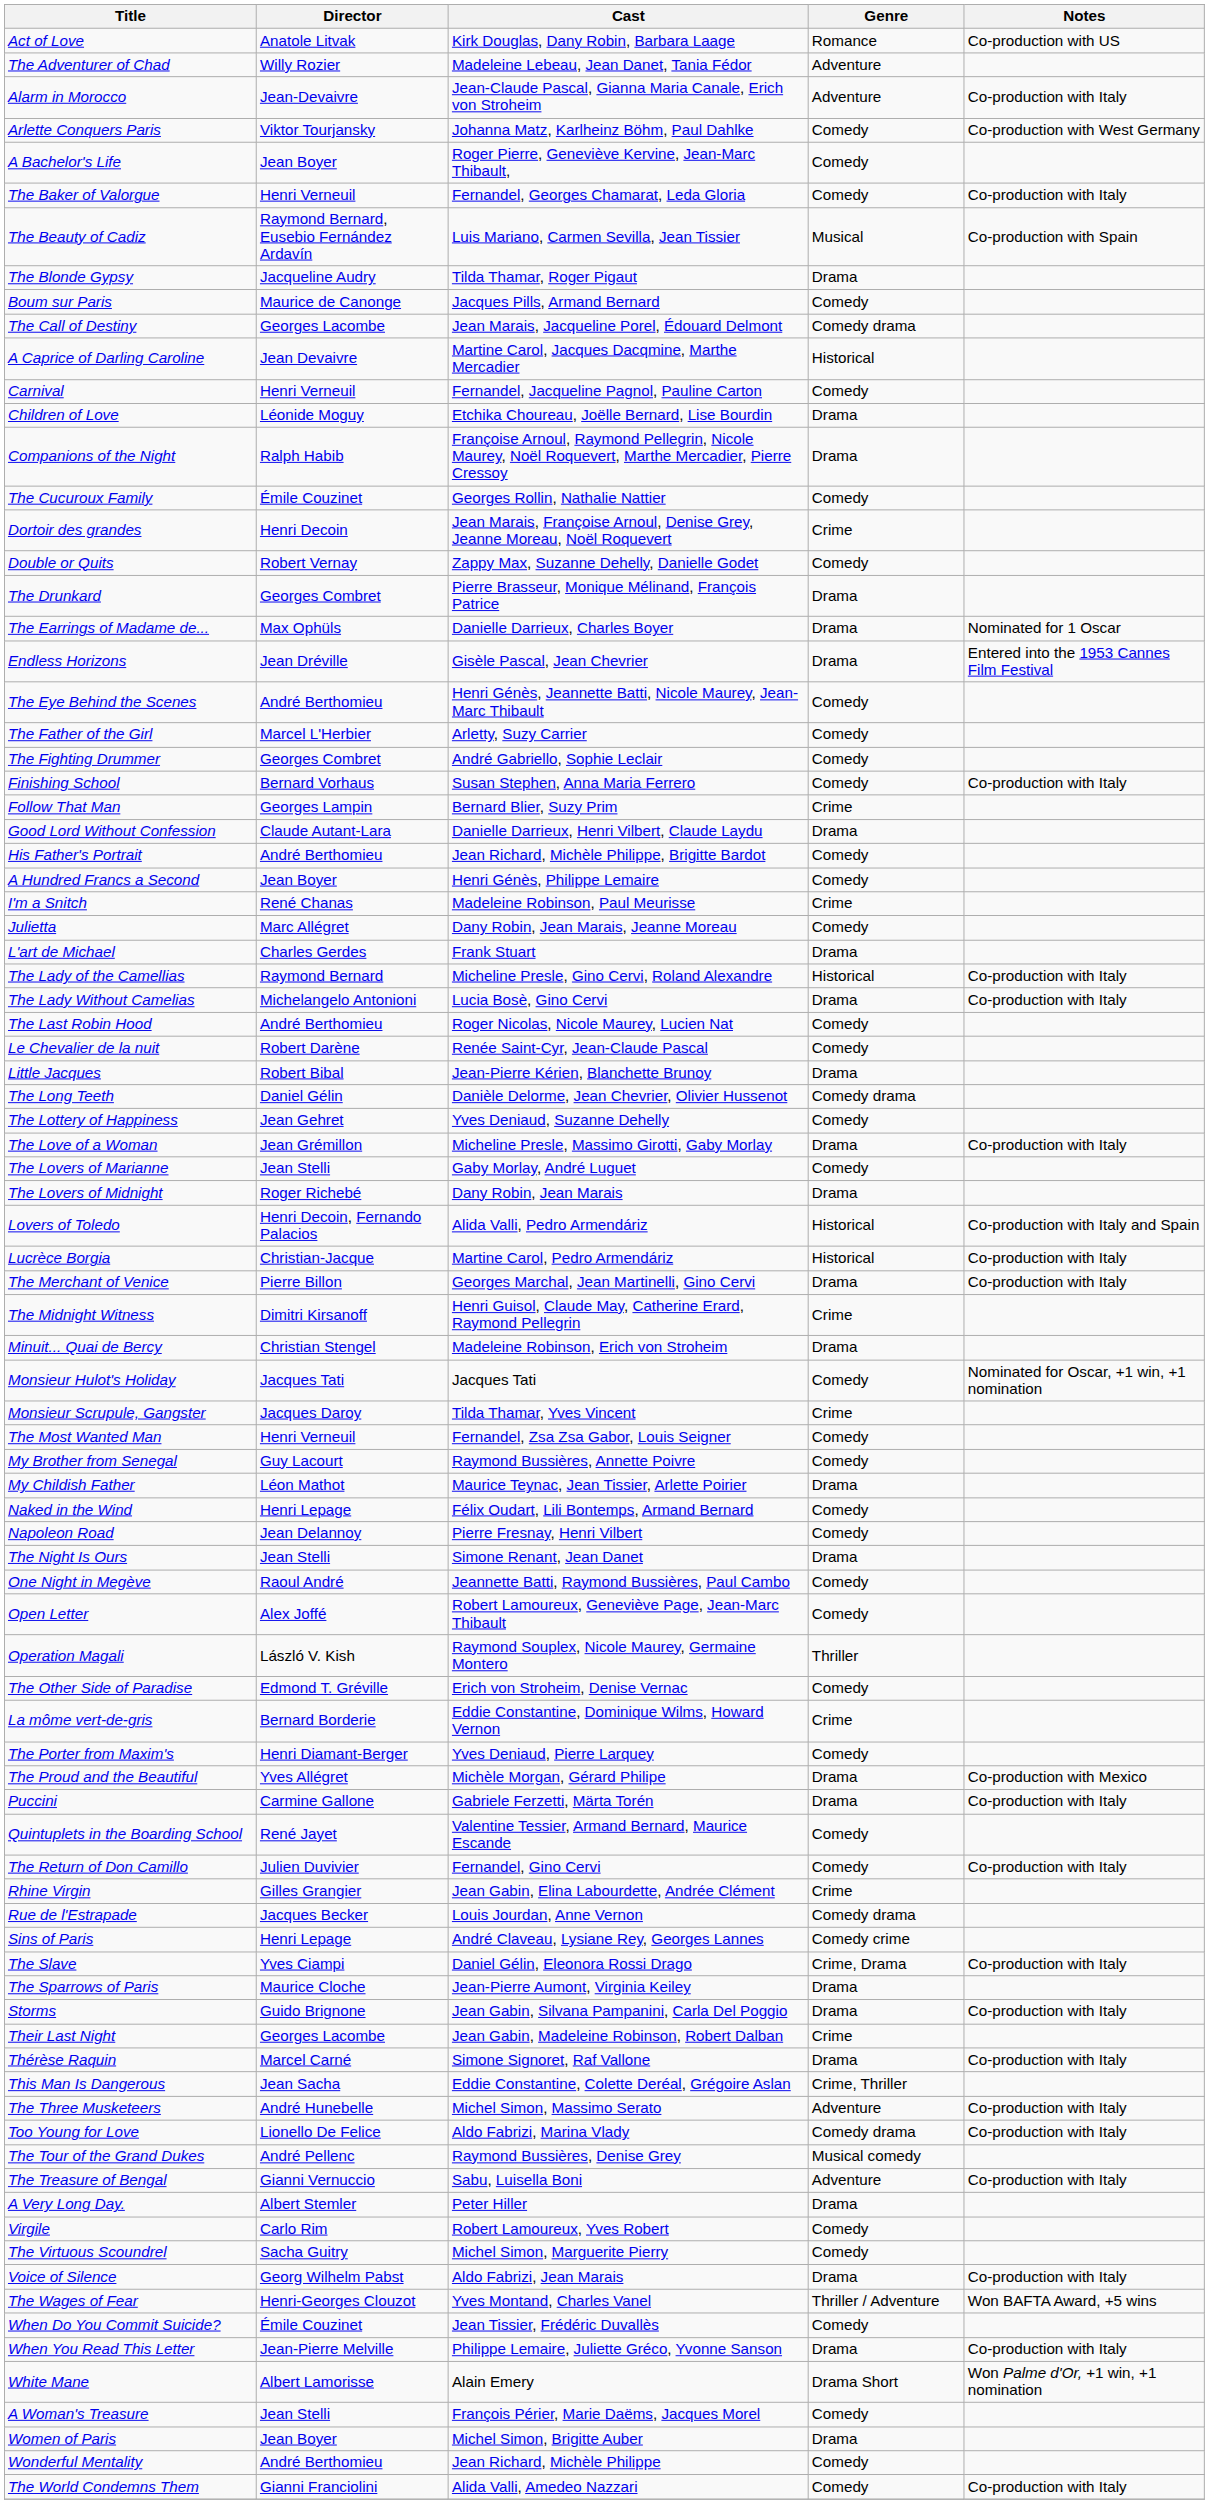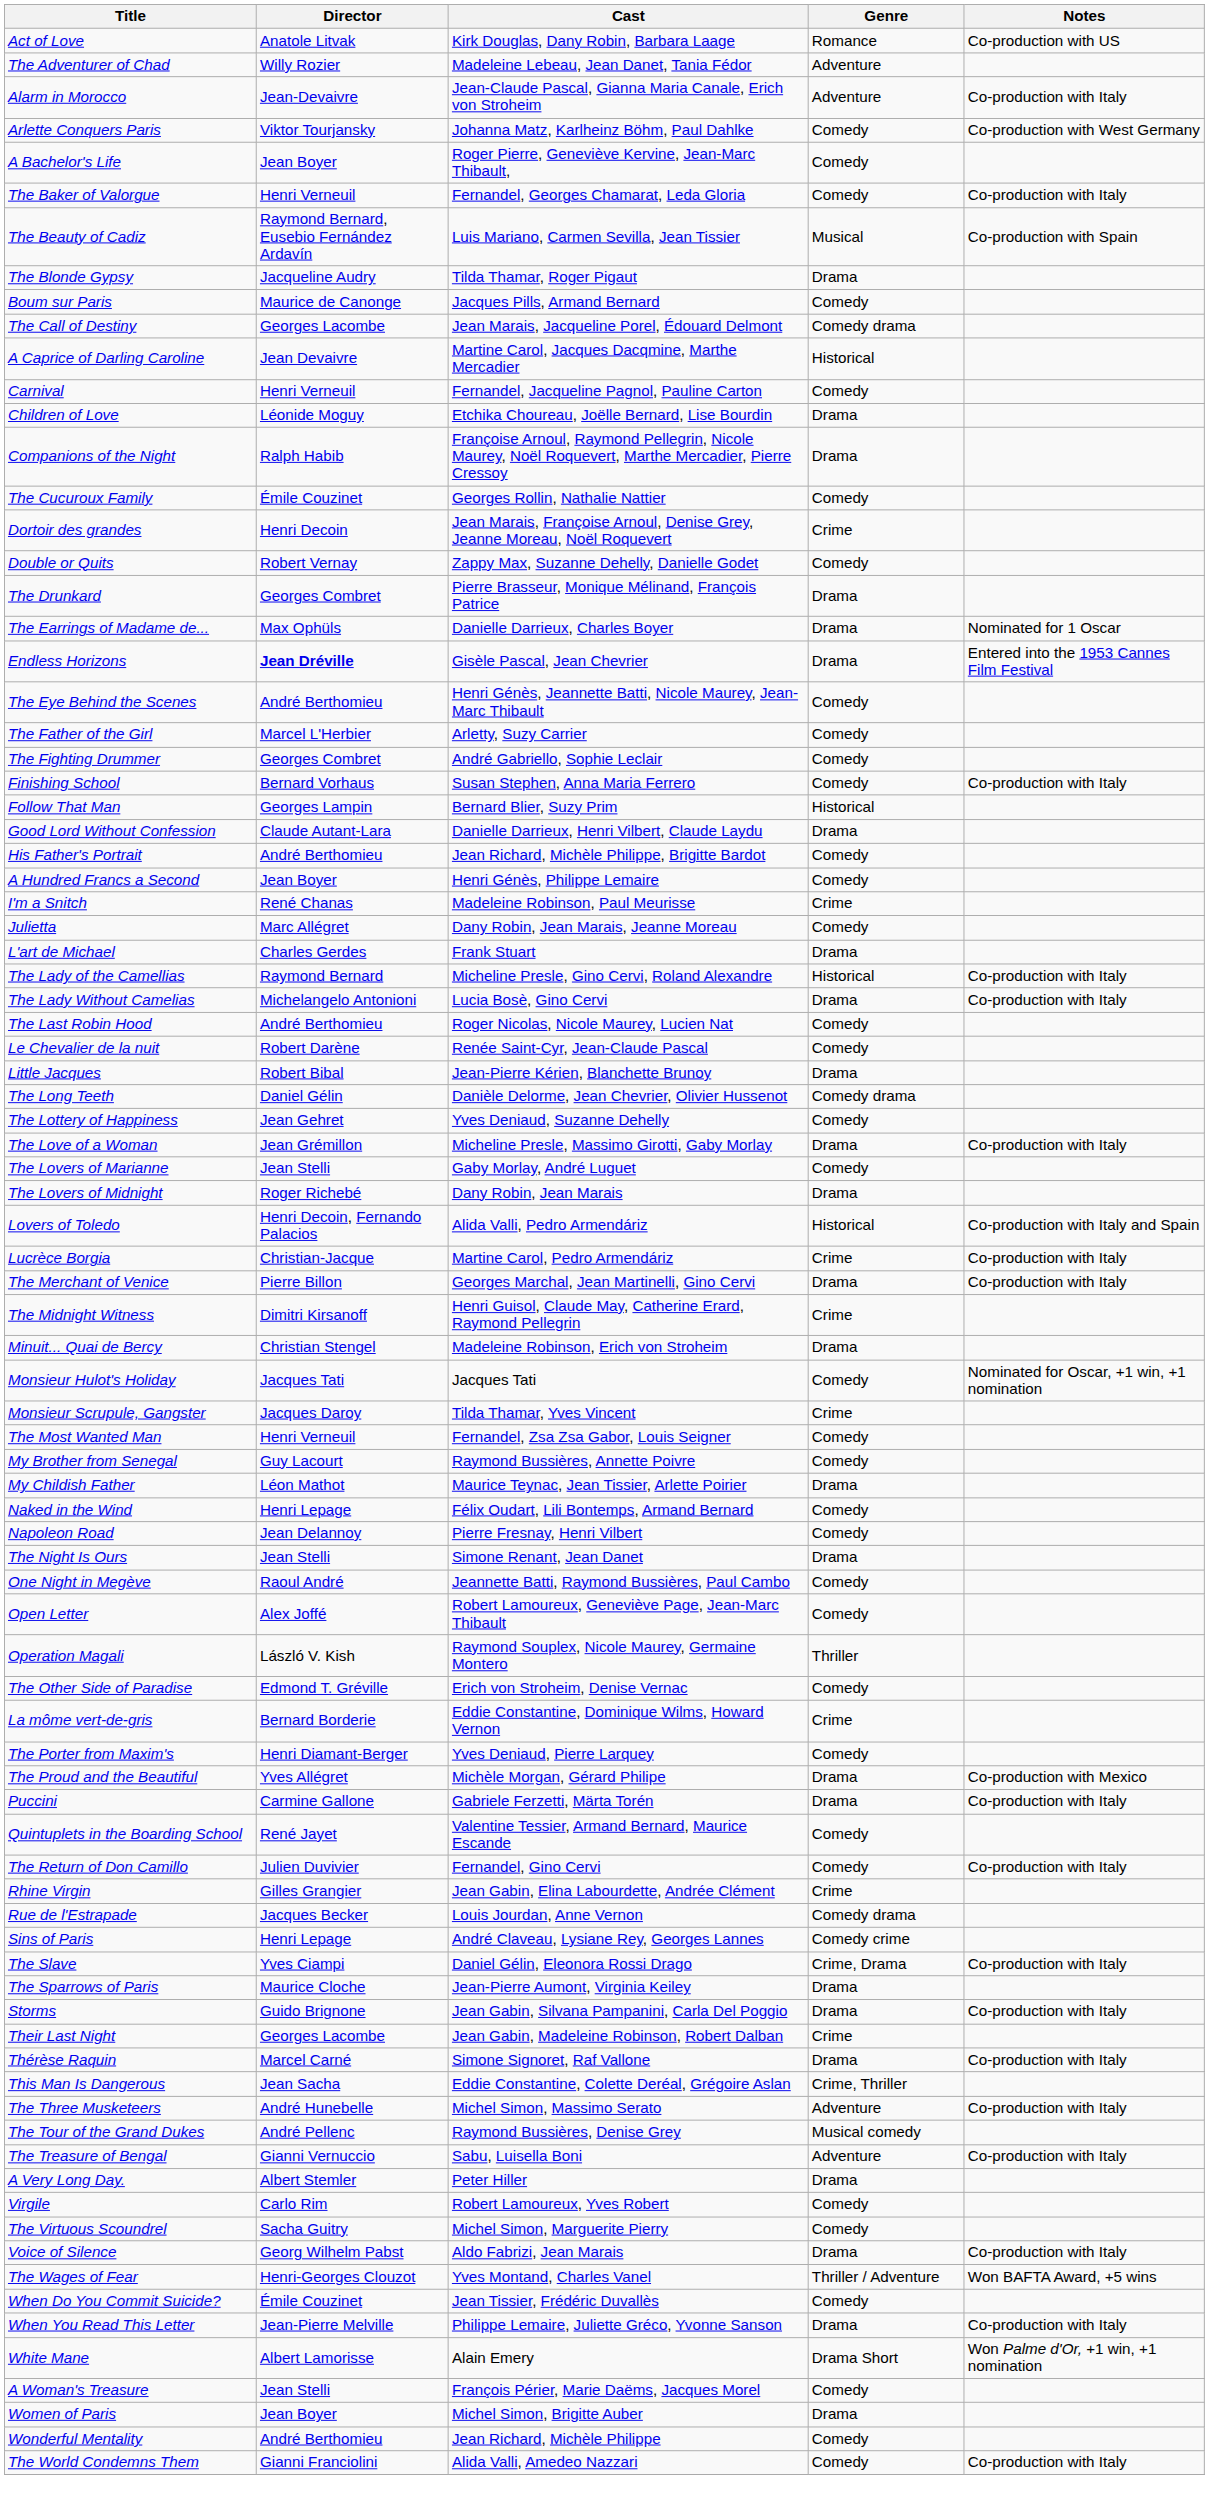(304, 661) normal -> (307, 661) bold
(832, 807) Crime -> (843, 807) Historical
(843, 1258) Historical -> (832, 1258) Crime
- row: (73, 2132)
